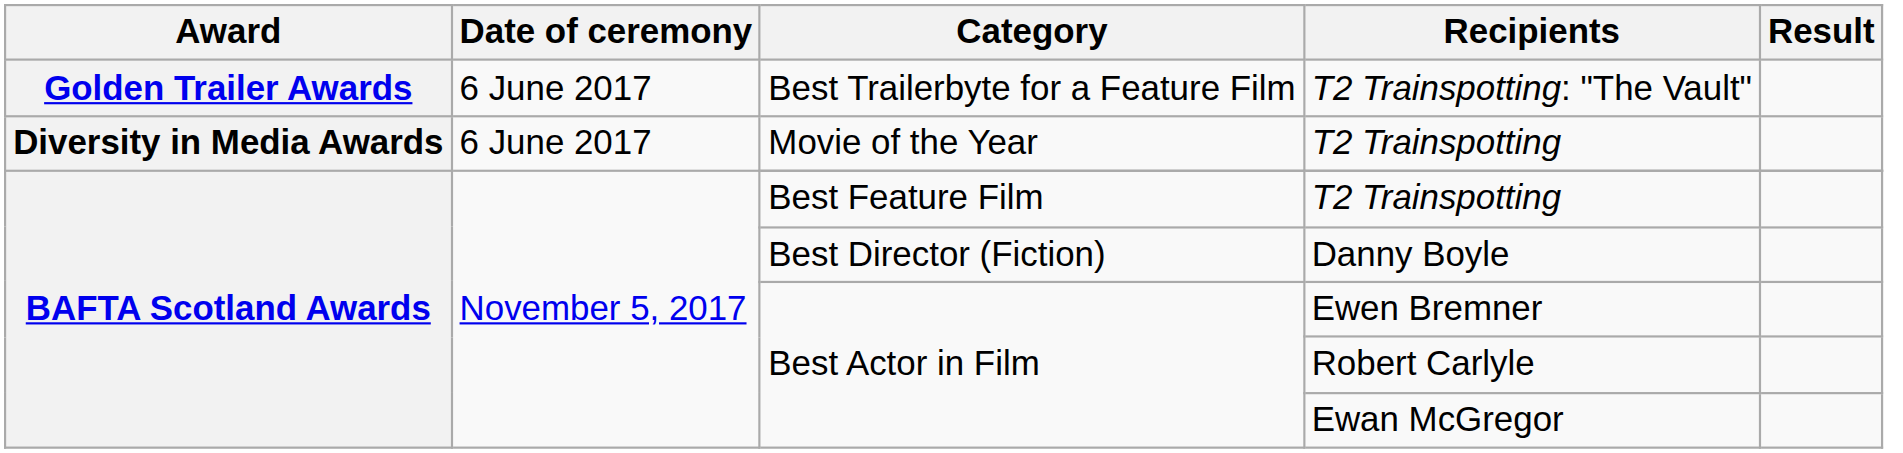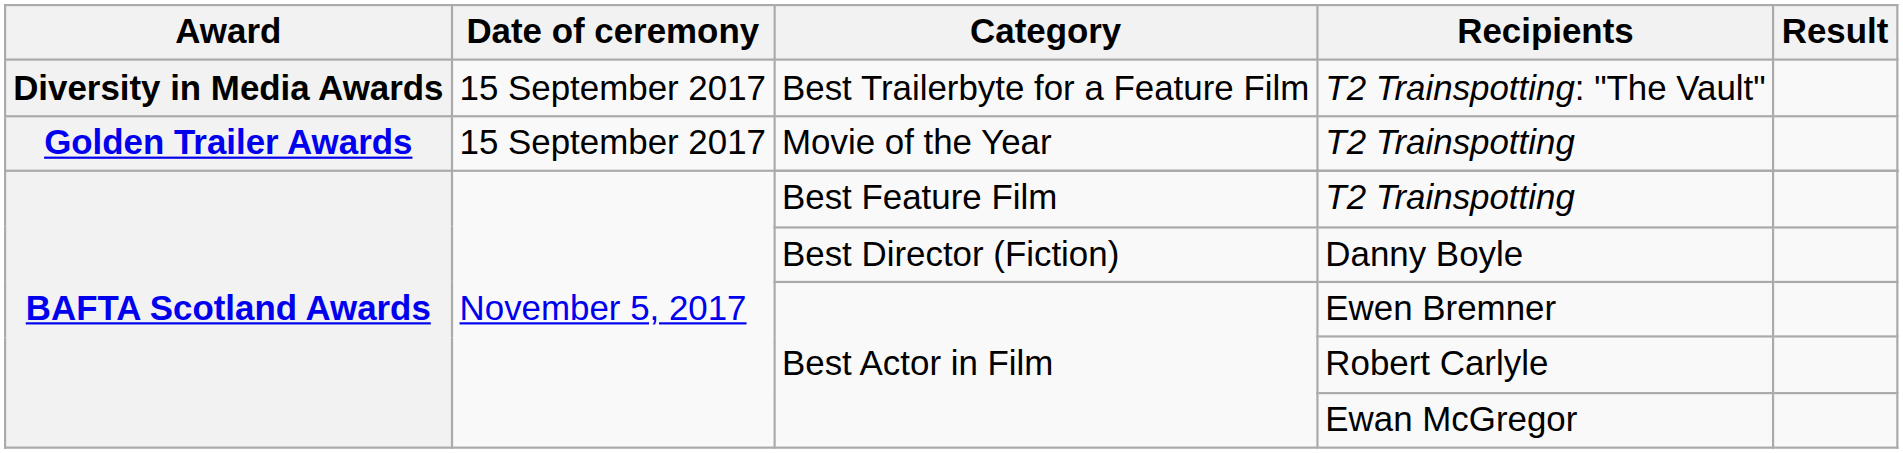(228, 87) Golden Trailer Awards -> (228, 87) Diversity in Media Awards
(556, 87) 6 June 2017 -> (613, 87) 15 September 2017
(228, 142) Diversity in Media Awards -> (228, 142) Golden Trailer Awards
(556, 142) 6 June 2017 -> (613, 142) 15 September 2017
